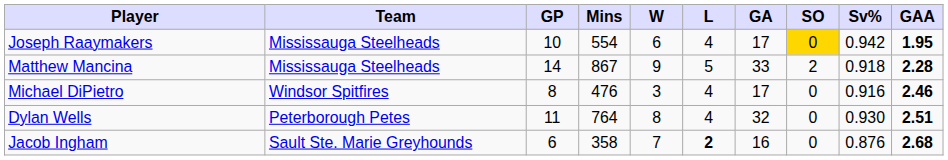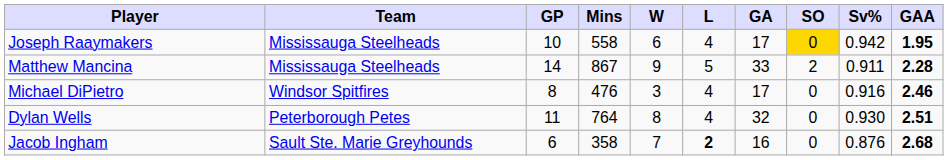(604, 42) 554 -> (604, 42) 558
(865, 67) 0.918 -> (865, 67) 0.911
